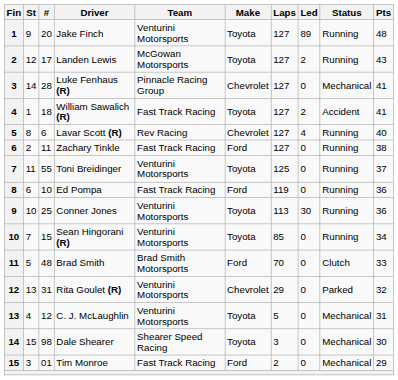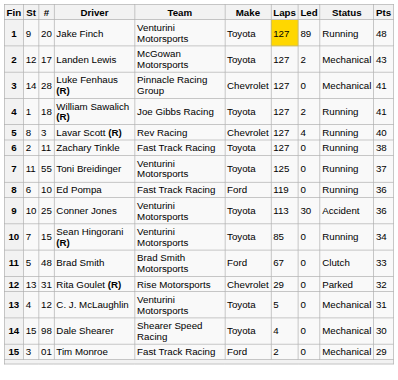(281, 33) no background -> (281, 33) gold background
(340, 59) Running -> (347, 59) Mechanical
(176, 112) Fast Track Racing -> (175, 112) Joe Gibbs Racing
(341, 112) Accident -> (340, 112) Running
(44, 133) 6 -> (44, 133) 3
(237, 148) Ford -> (241, 148) Toyota
(340, 211) Running -> (341, 211) Accident
(279, 263) 70 -> (279, 263) 67
(163, 289) Venturini Motorsports -> (174, 284) Rise Motorsports
(276, 342) 3 -> (276, 331) 4
